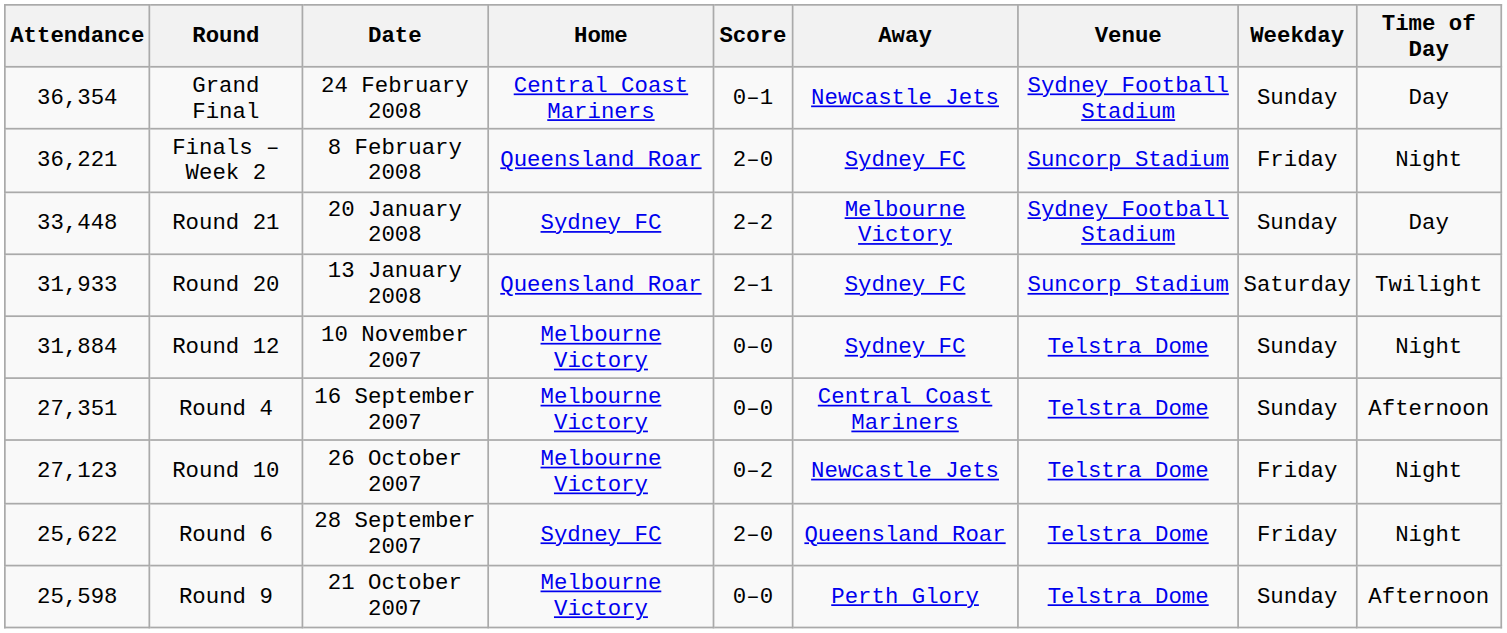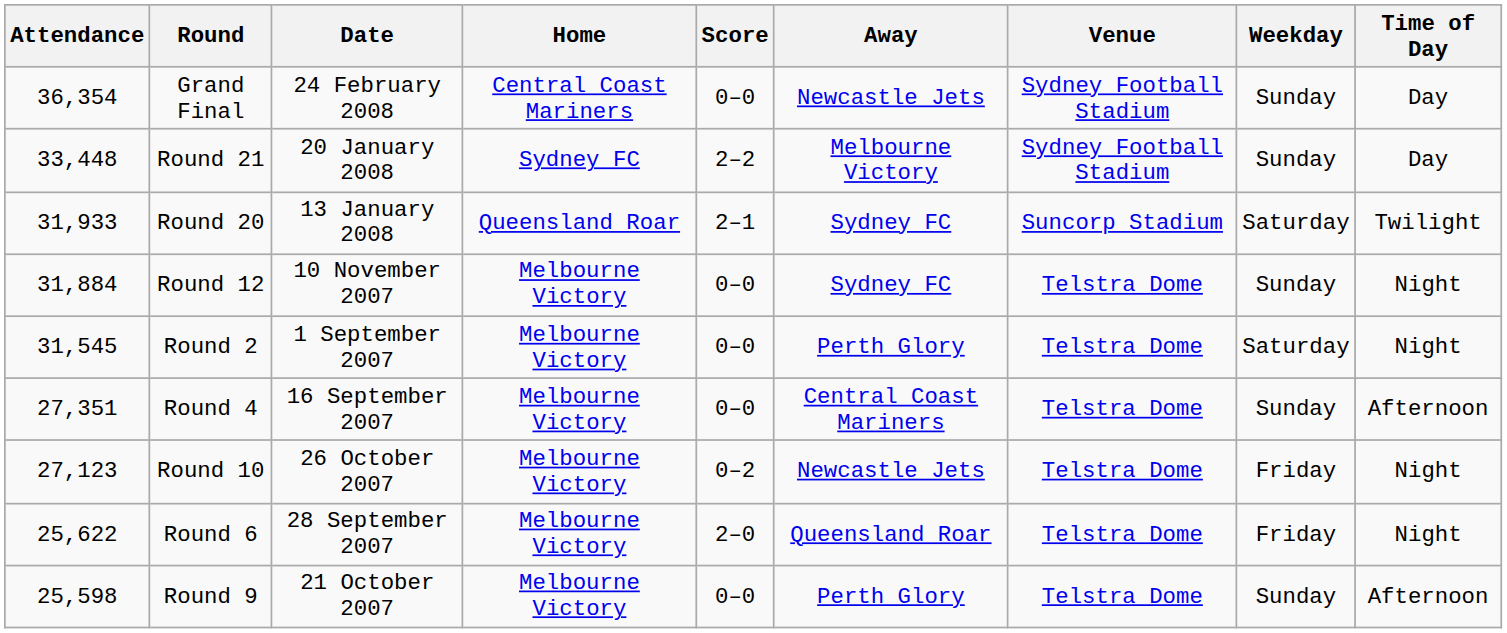(753, 98) 0–1 -> (735, 98) 0–0
- row: (226, 160)
+ row: (211, 347)
(601, 534) Sydney FC -> (579, 534) Melbourne Victory
